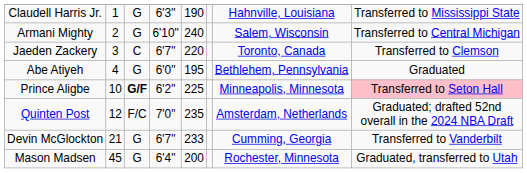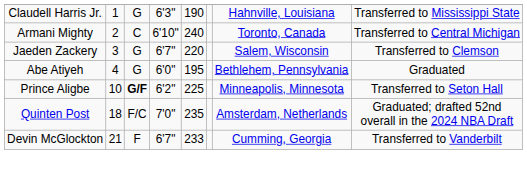(137, 32) G -> (137, 32) C
(282, 32) Salem, Wisconsin -> (282, 32) Toronto, Canada
(137, 51) C -> (137, 51) G
(282, 51) Toronto, Canada -> (282, 51) Salem, Wisconsin
(437, 88) pink background -> (437, 88) no background
(115, 114) 12 -> (115, 114) 18
(137, 139) G -> (137, 139) F
- row: (55, 158)
